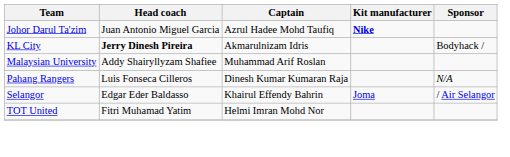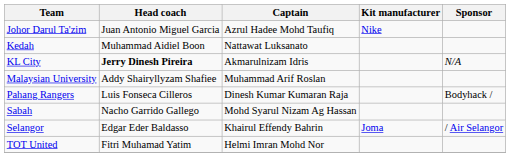(363, 29) bold -> (371, 29) normal
+ row: (20, 45)
(460, 45) Bodyhack / -> (453, 62) N/A
(445, 78) N/A -> (469, 95) Bodyhack /
+ row: (19, 111)
